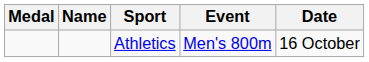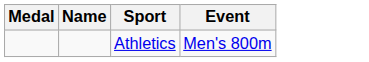- column: (319, 17)
